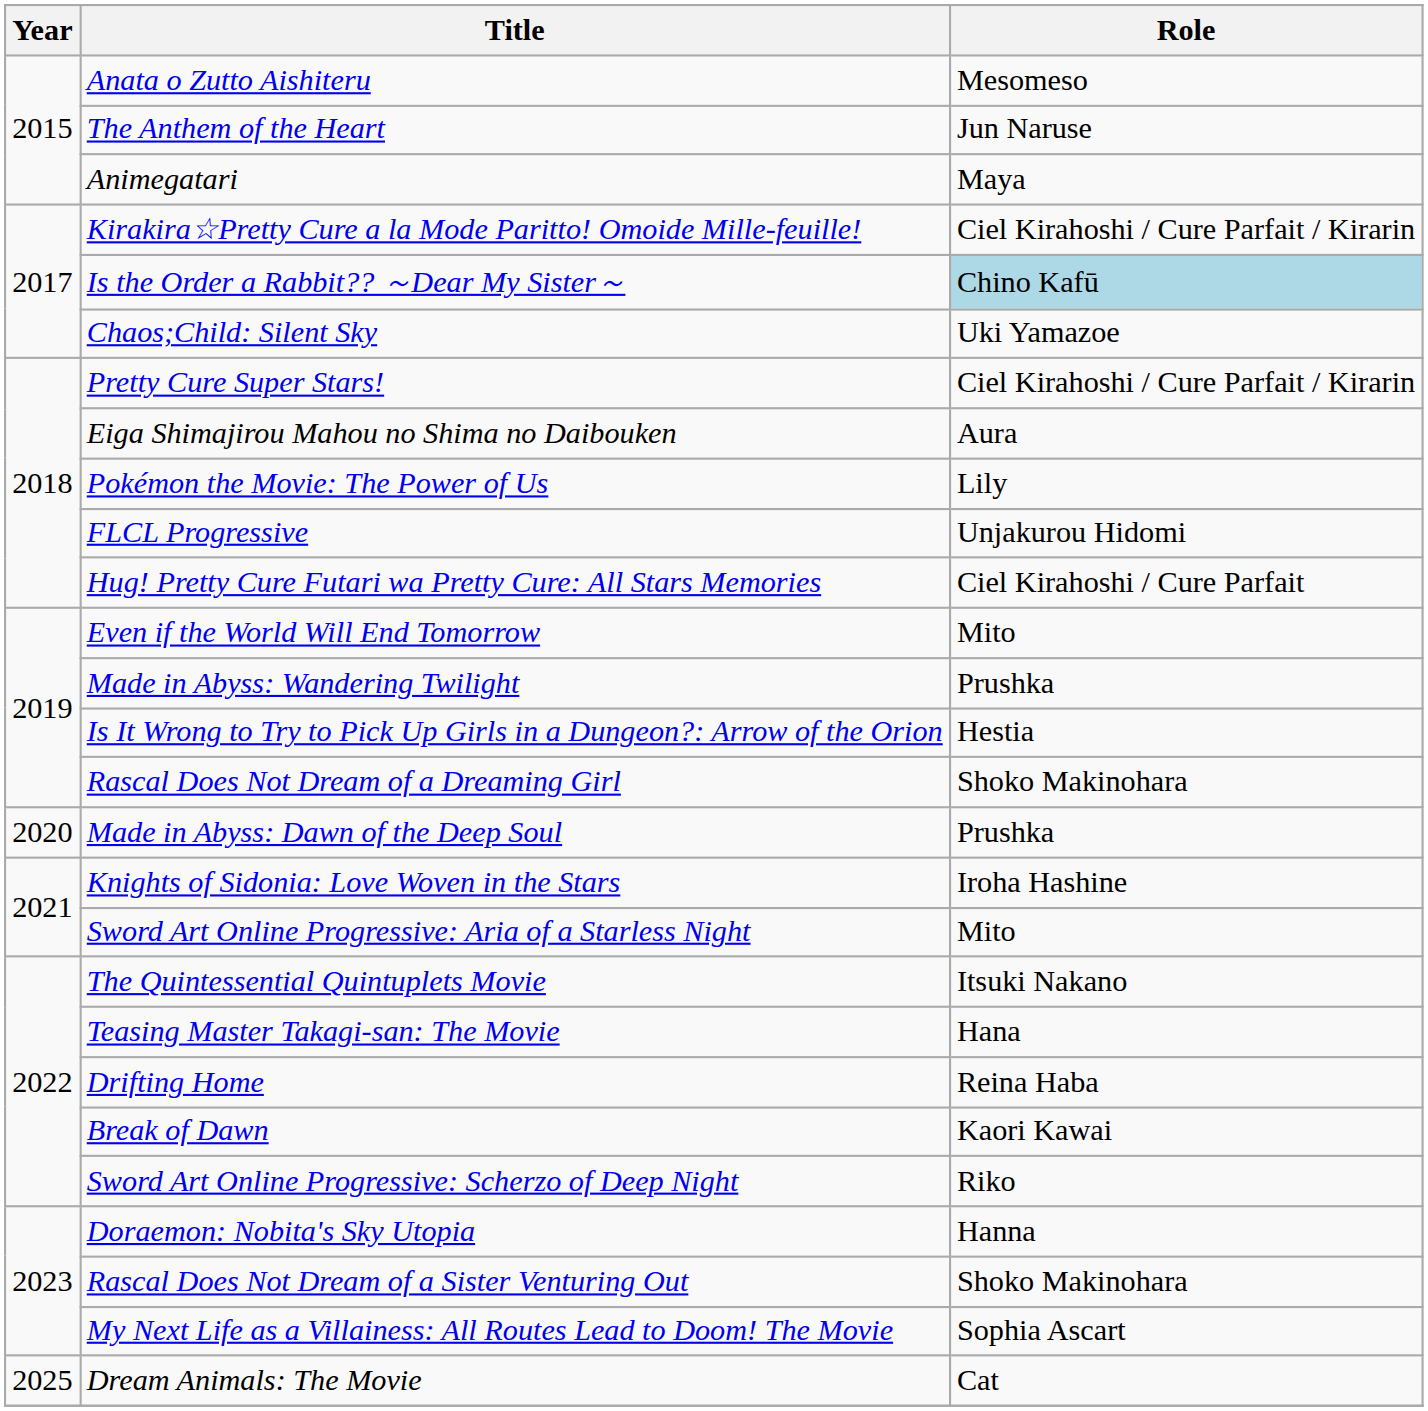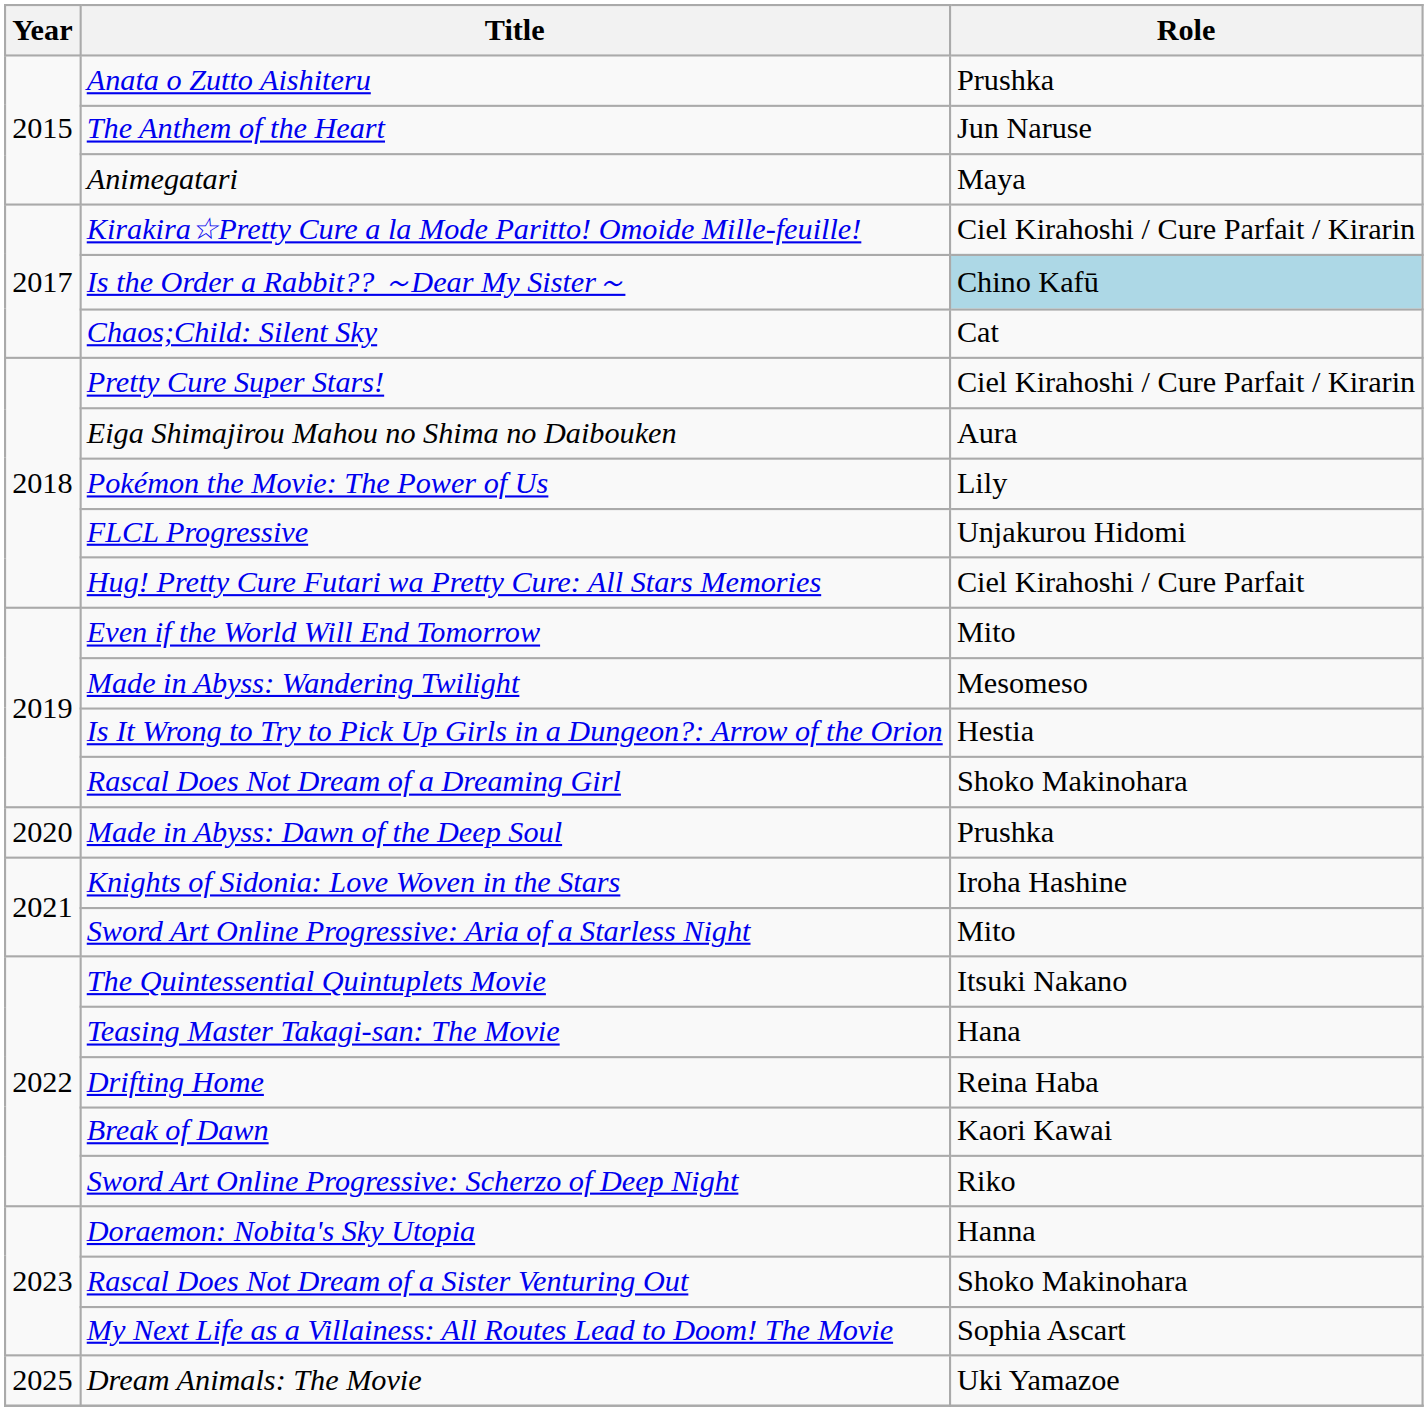(1022, 79) Mesomeso -> (1006, 79) Prushka
(1038, 333) Uki Yamazoe -> (978, 333) Cat
(1006, 682) Prushka -> (1022, 682) Mesomeso
(978, 1380) Cat -> (1038, 1380) Uki Yamazoe
